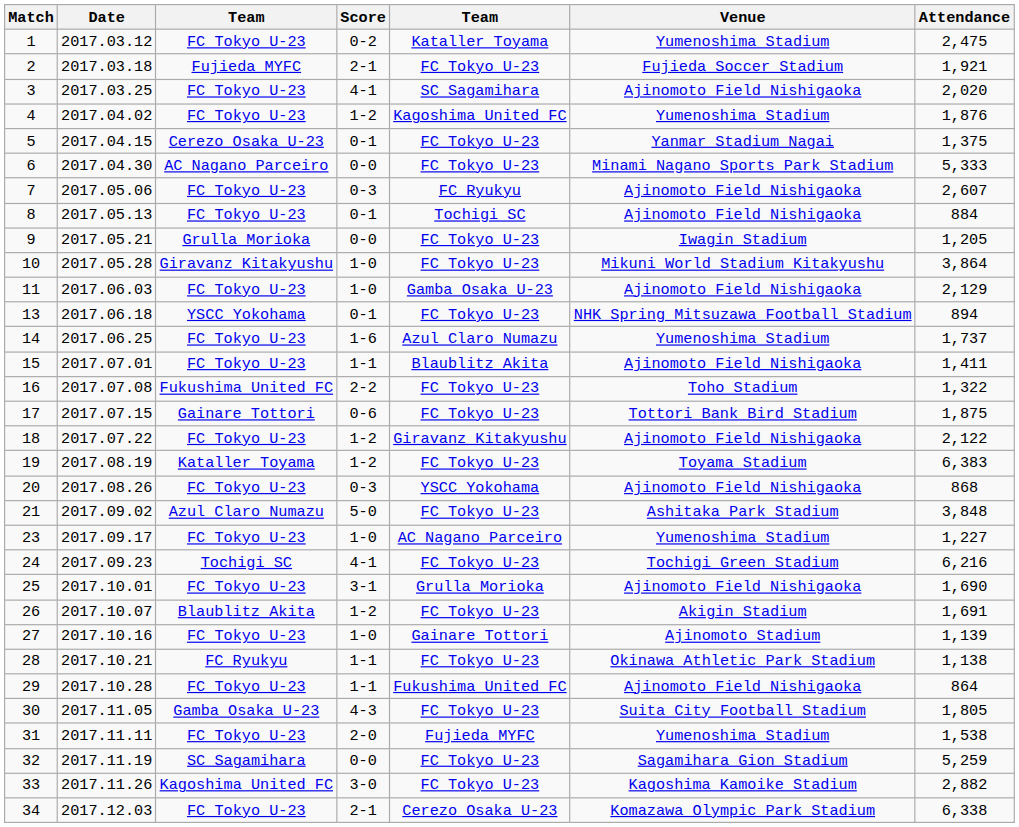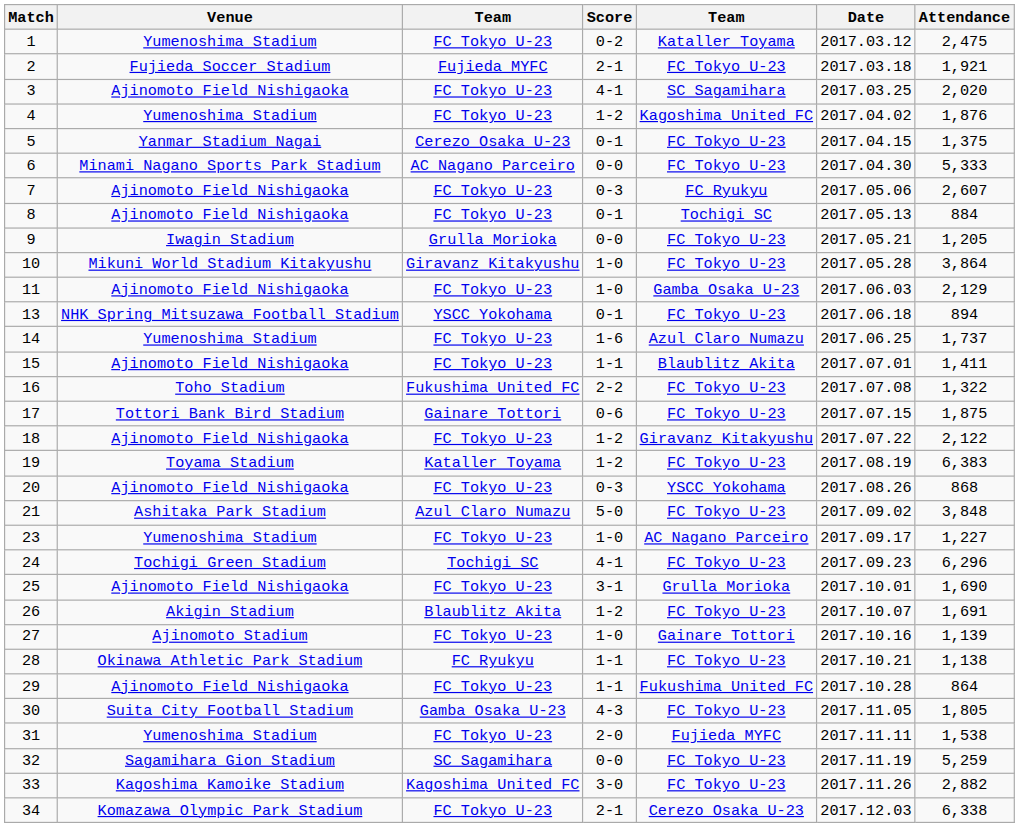columns swapped: (107, 17) <-> (743, 17)
(964, 562) 6,216 -> (964, 562) 6,296
